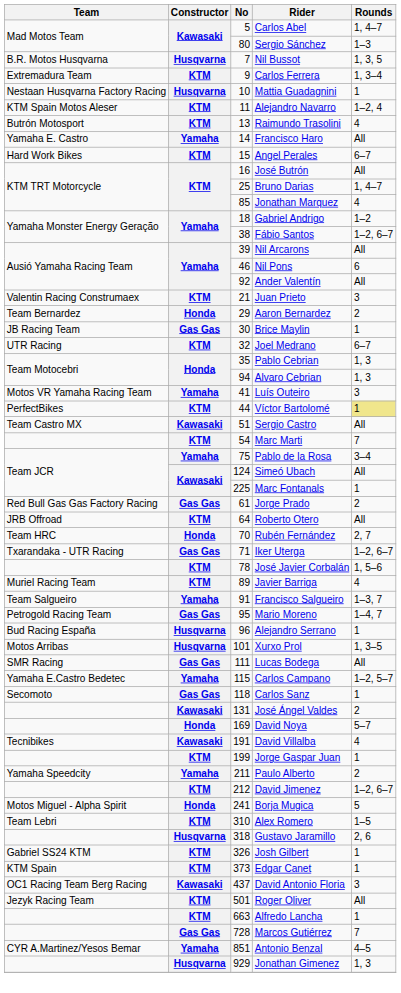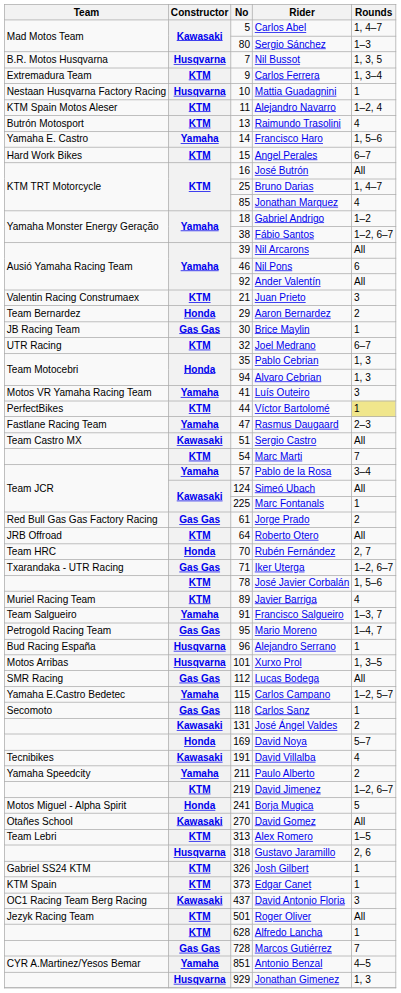(360, 139) All -> (368, 139) 1, 5–6
+ row: (297, 424)
(244, 456) 75 -> (244, 472) 57
(242, 662) 111 -> (242, 678) 112
- row: (298, 757)
(242, 789) 212 -> (242, 789) 219
+ row: (285, 821)
(242, 821) 310 -> (242, 837) 313
(242, 916) 663 -> (242, 932) 628
